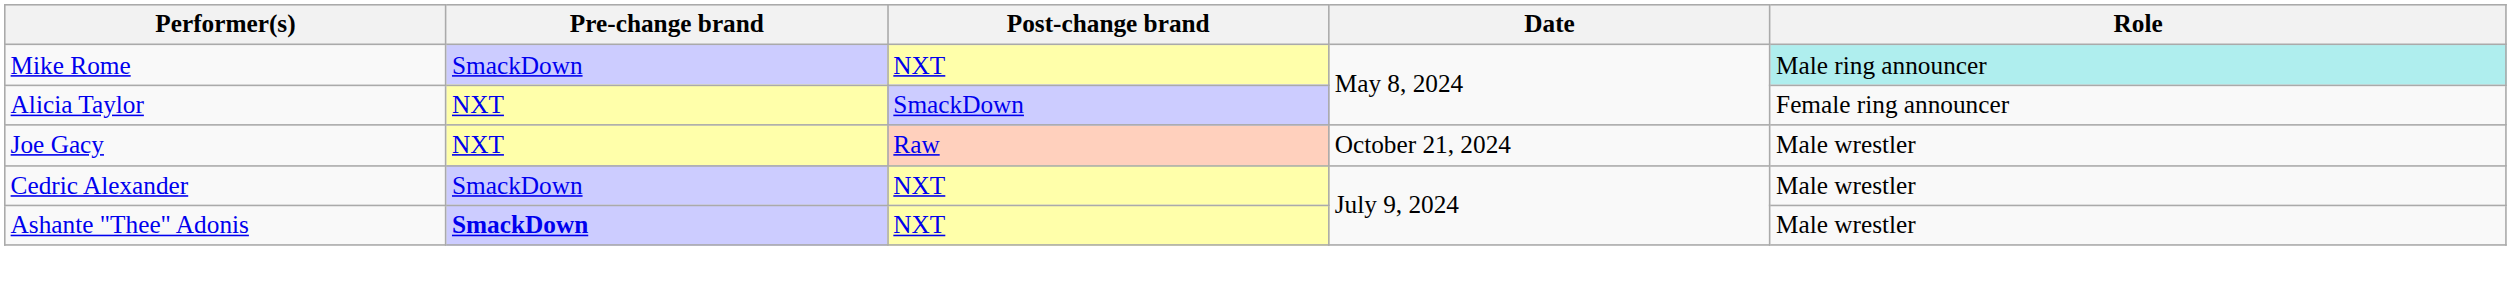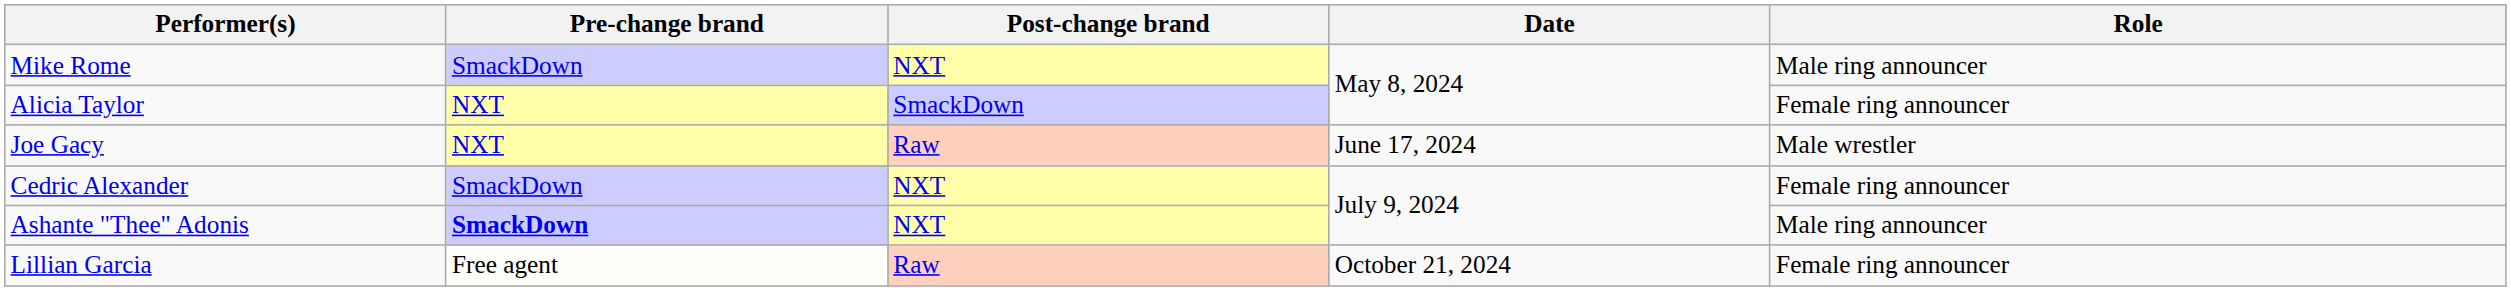(1881, 64) paleturquoise background -> (1881, 64) no background
(1423, 144) October 21, 2024 -> (1405, 144) June 17, 2024
(1846, 184) Male wrestler -> (1893, 184) Female ring announcer
(1846, 225) Male wrestler -> (1881, 225) Male ring announcer
+ row: (81, 265)
